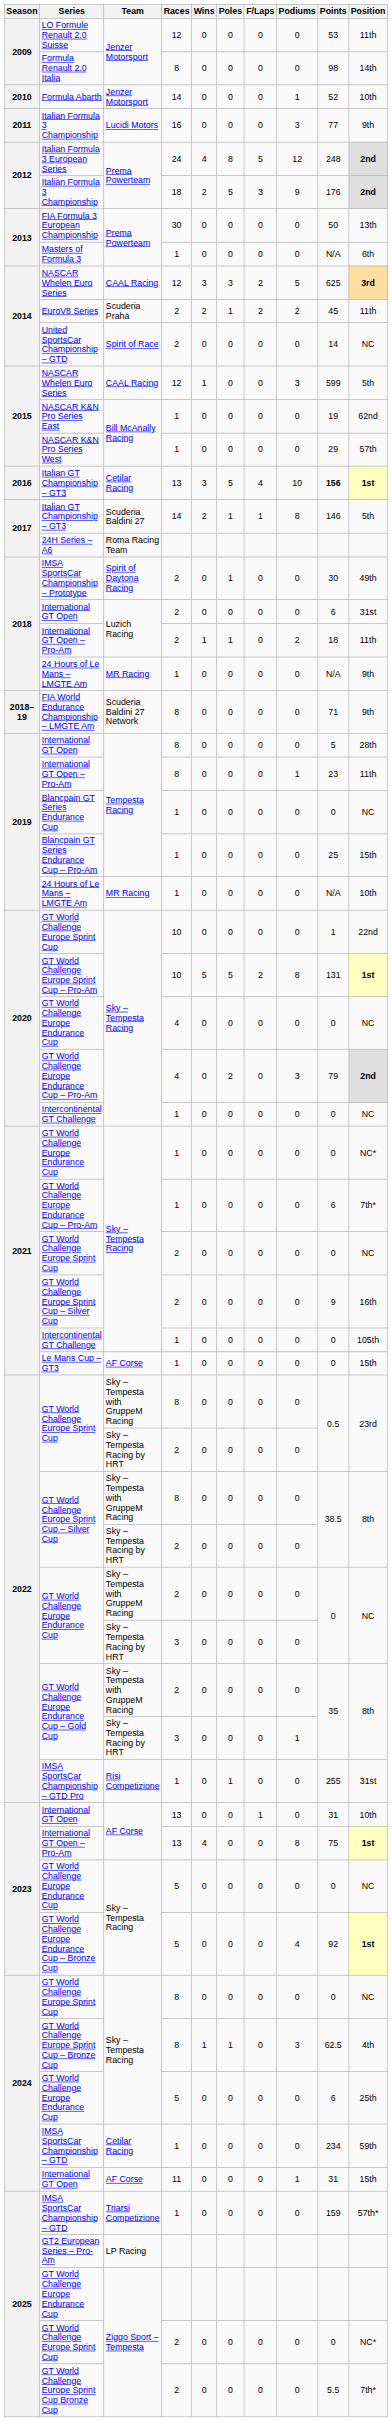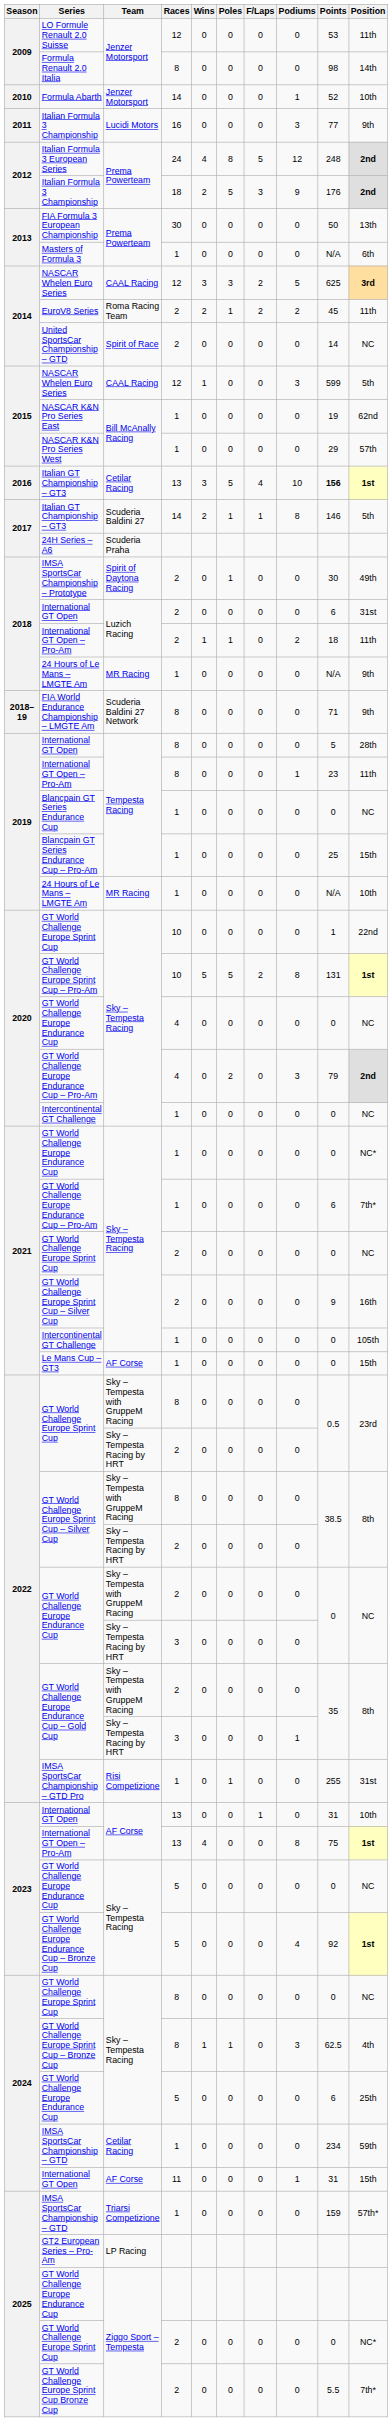(123, 311) Scuderia Praha -> (132, 311) Roma Racing Team
(132, 545) Roma Racing Team -> (123, 545) Scuderia Praha
